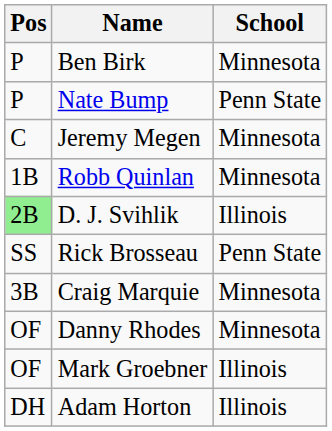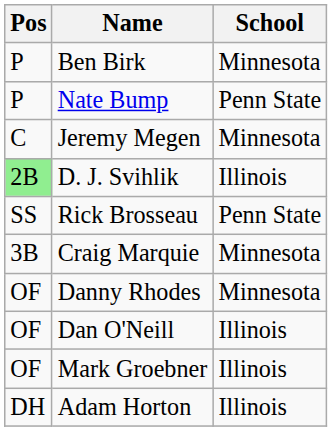- row: (126, 176)
+ row: (116, 330)
